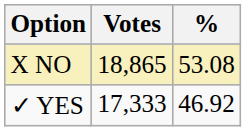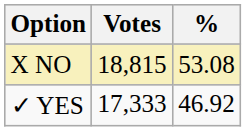(132, 64) 18,865 -> (132, 64) 18,815
